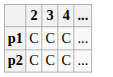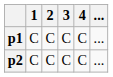+ column: (34, 15)
